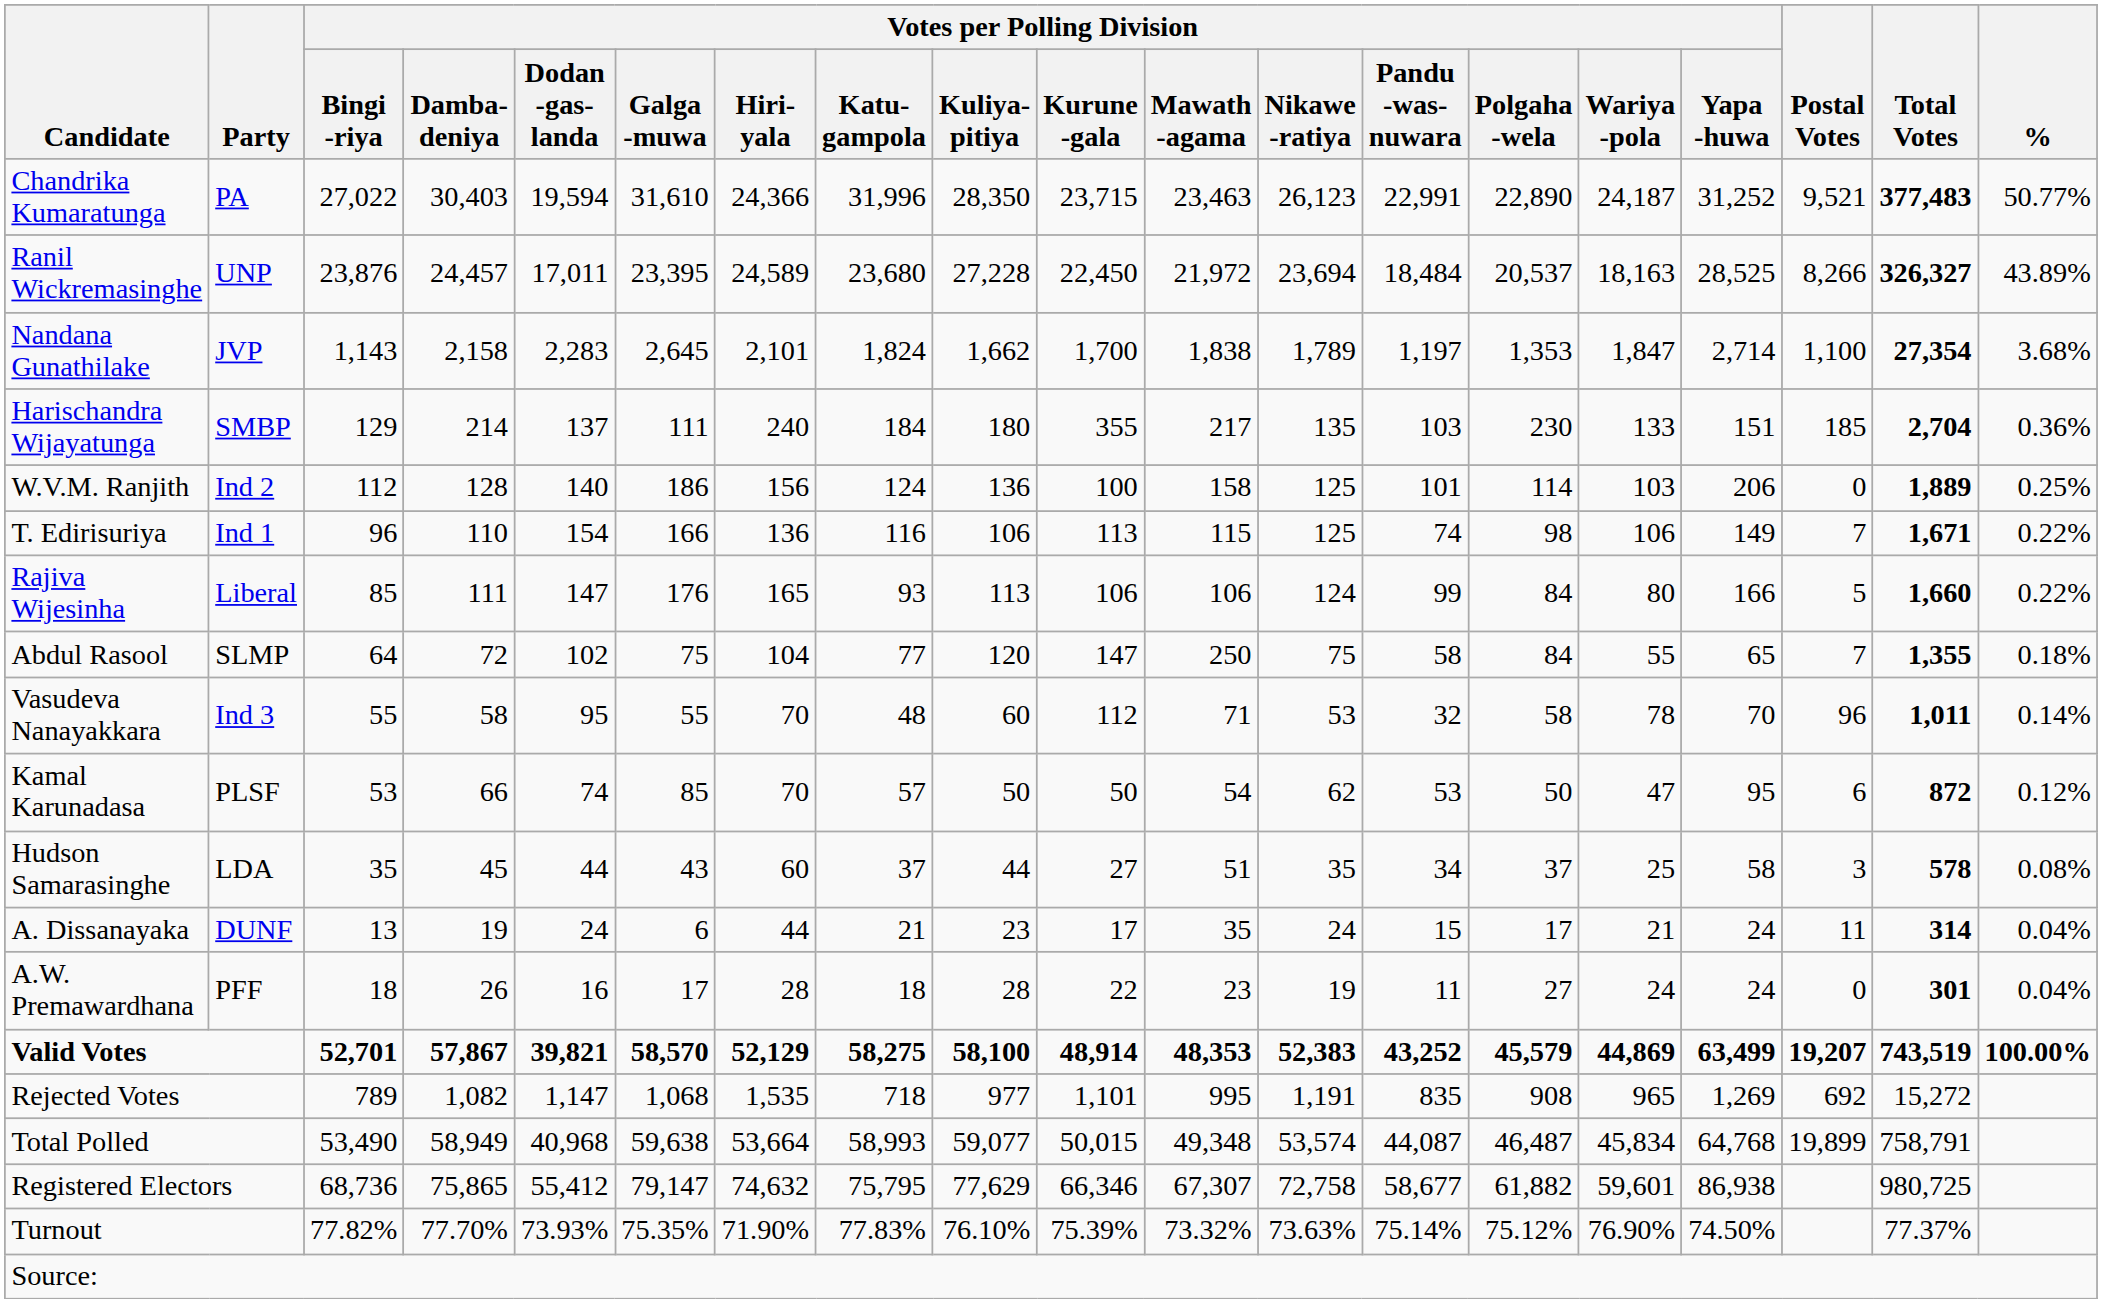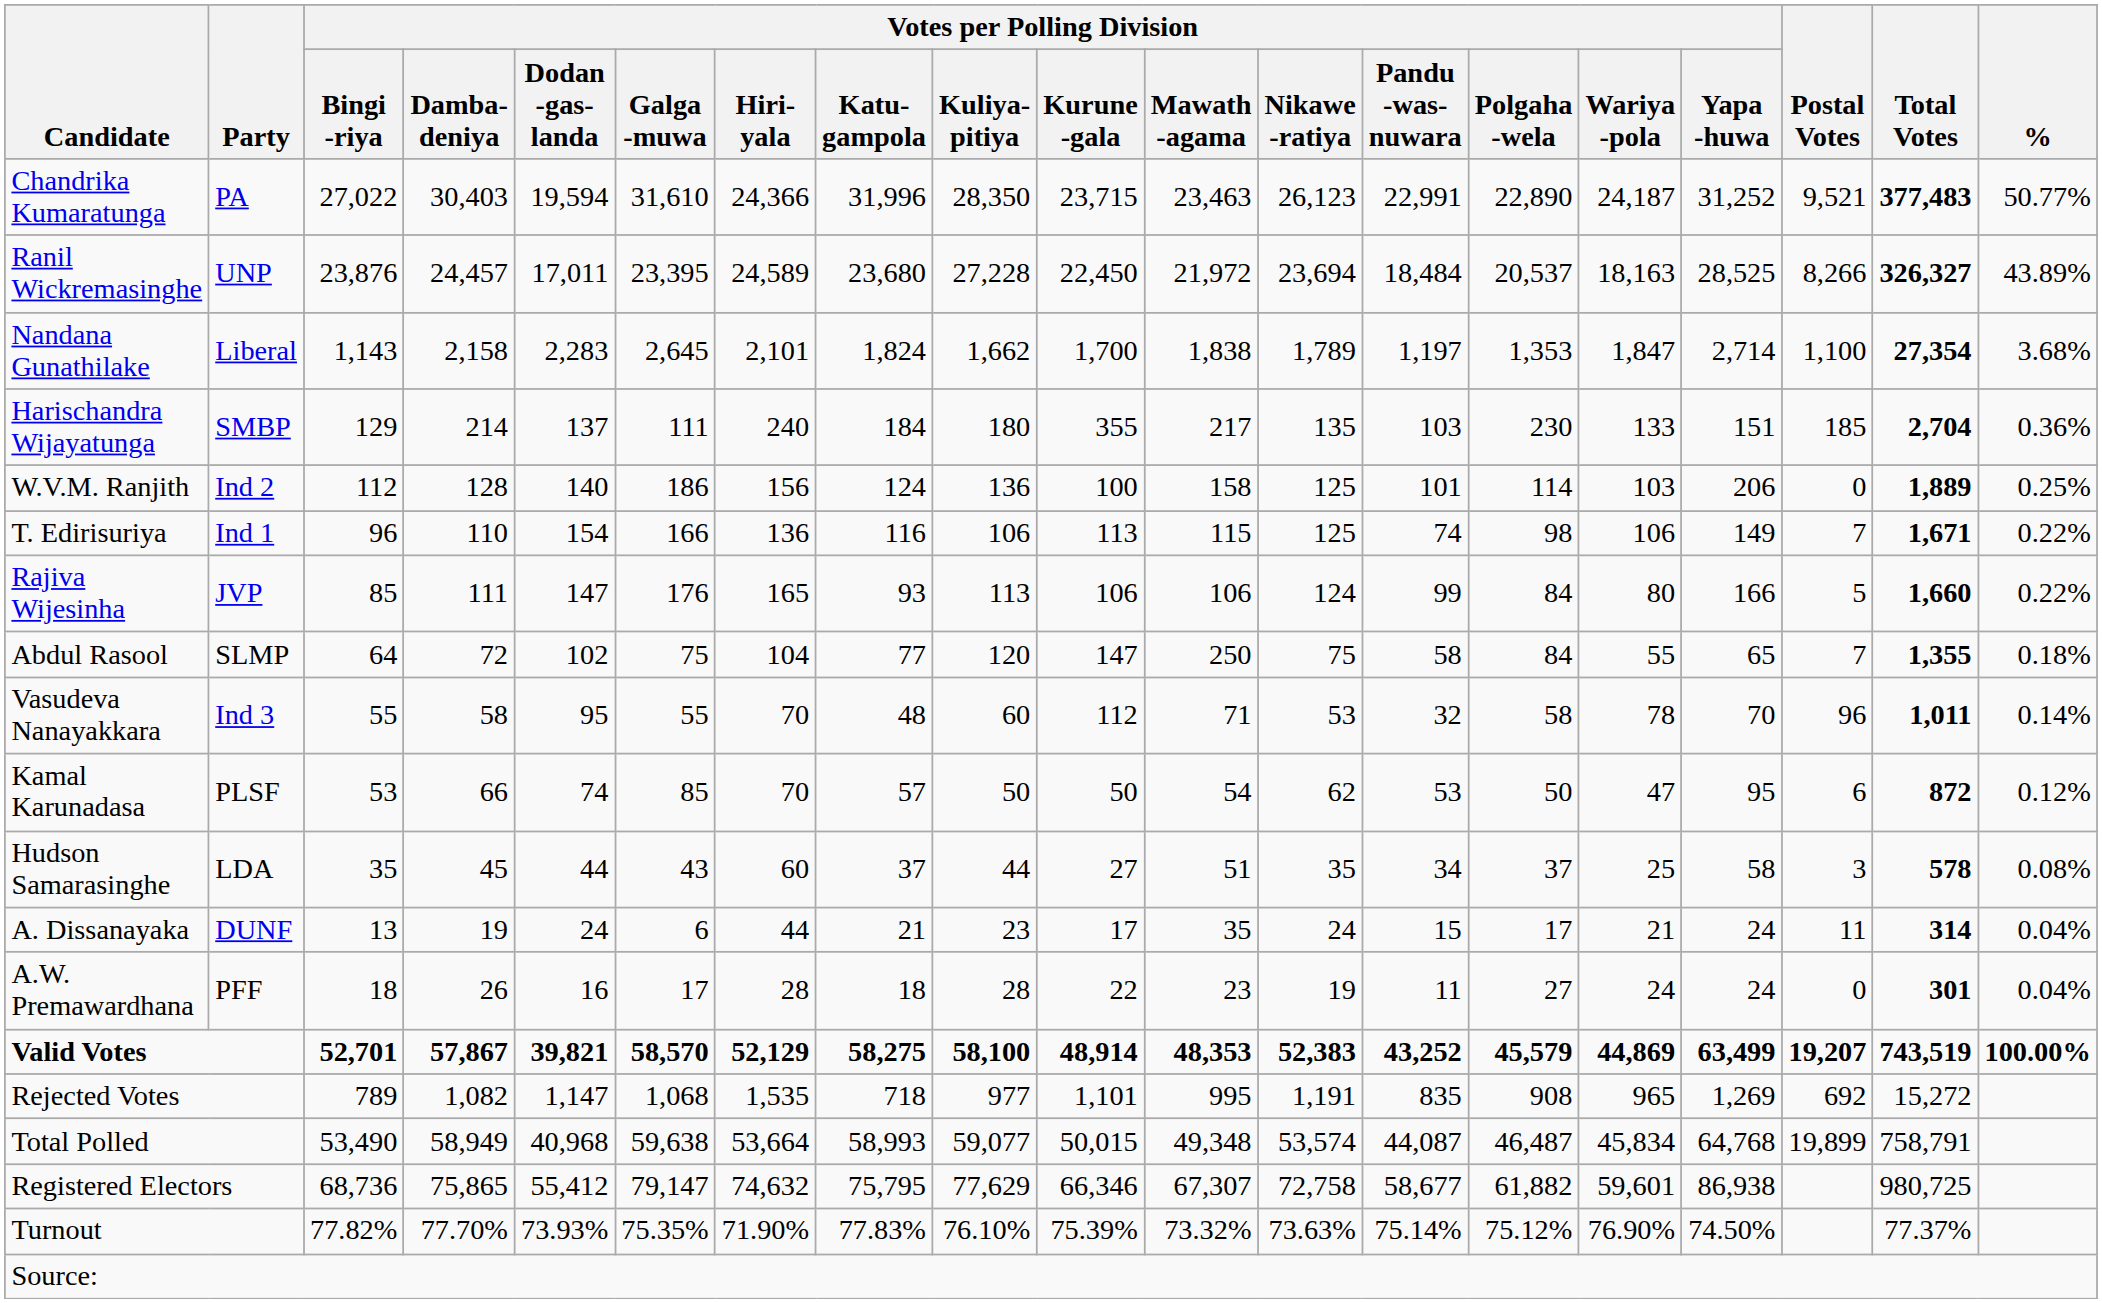(239, 349) JVP -> (256, 349) Liberal
(256, 593) Liberal -> (239, 593) JVP
